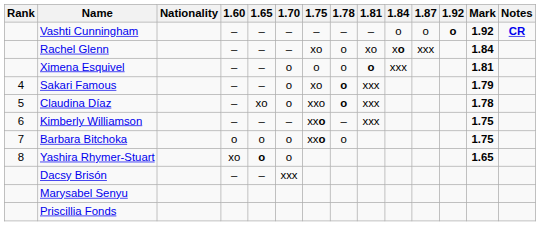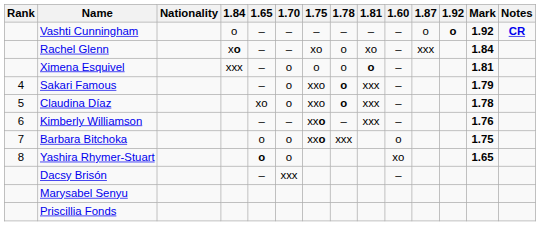columns swapped: (234, 13) <-> (398, 13)
(316, 85) xo -> (316, 85) xxo
(483, 121) 1.75 -> (483, 121) 1.76
(344, 139) o -> (344, 139) xxx
